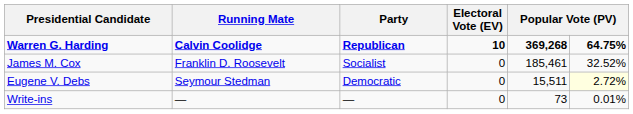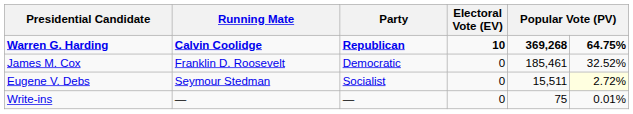(364, 63) Socialist -> (372, 63) Democratic
(372, 81) Democratic -> (364, 81) Socialist
(561, 99) 73 -> (561, 99) 75
